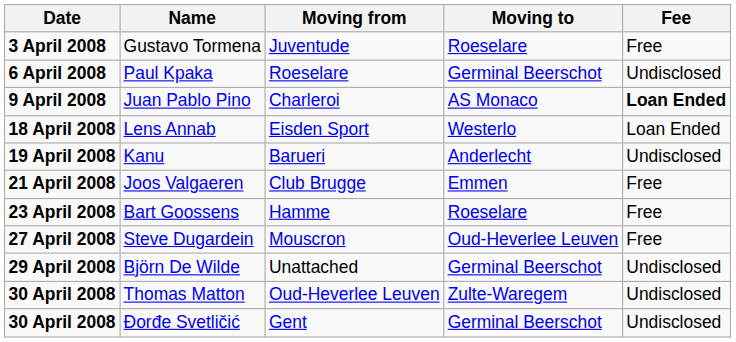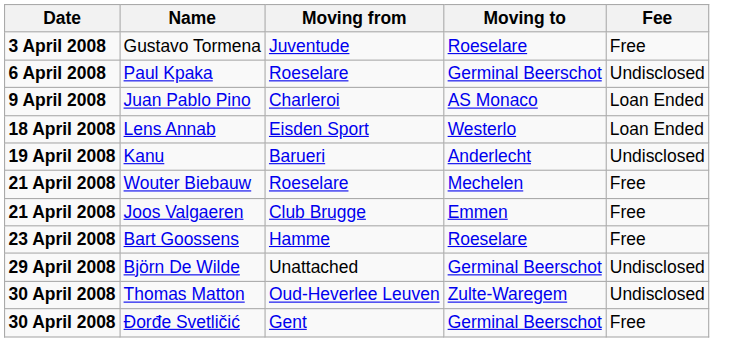(676, 101) bold -> (657, 101) normal
+ row: (187, 184)
- row: (189, 239)
(674, 322) Undisclosed -> (628, 322) Free
